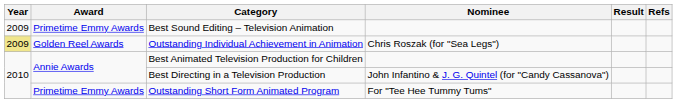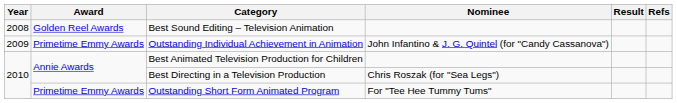(18, 28) 2009 -> (18, 28) 2008
(89, 28) Primetime Emmy Awards -> (78, 28) Golden Reel Awards
(18, 43) khaki background -> (18, 43) no background
(78, 43) Golden Reel Awards -> (89, 43) Primetime Emmy Awards
(433, 43) Chris Roszak (for "Sea Legs") -> (488, 43) John Infantino & J. G. Quintel (for "Candy Cassanova")
(488, 75) John Infantino & J. G. Quintel (for "Candy Cassanova") -> (433, 75) Chris Roszak (for "Sea Legs")
